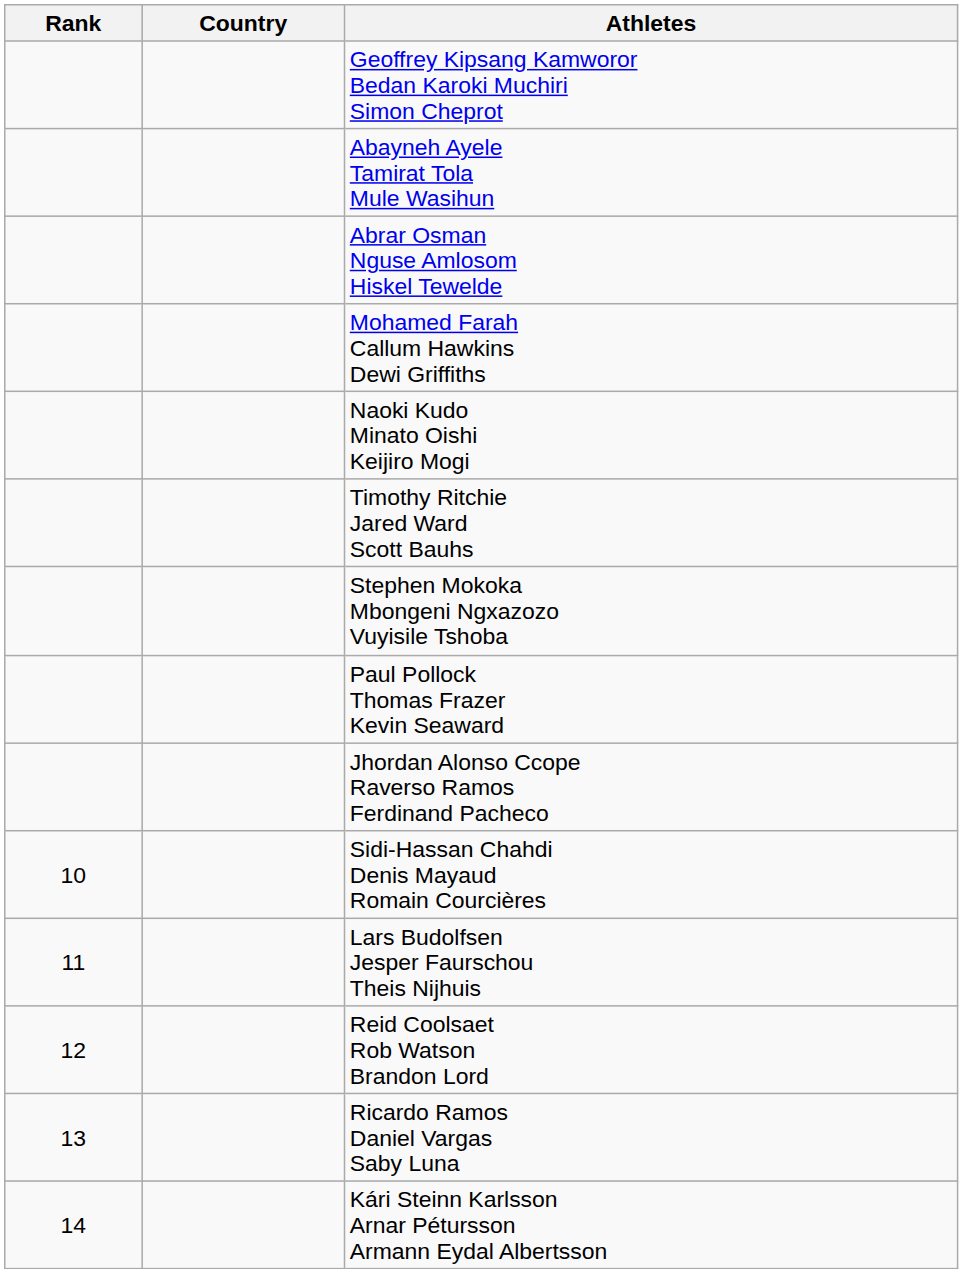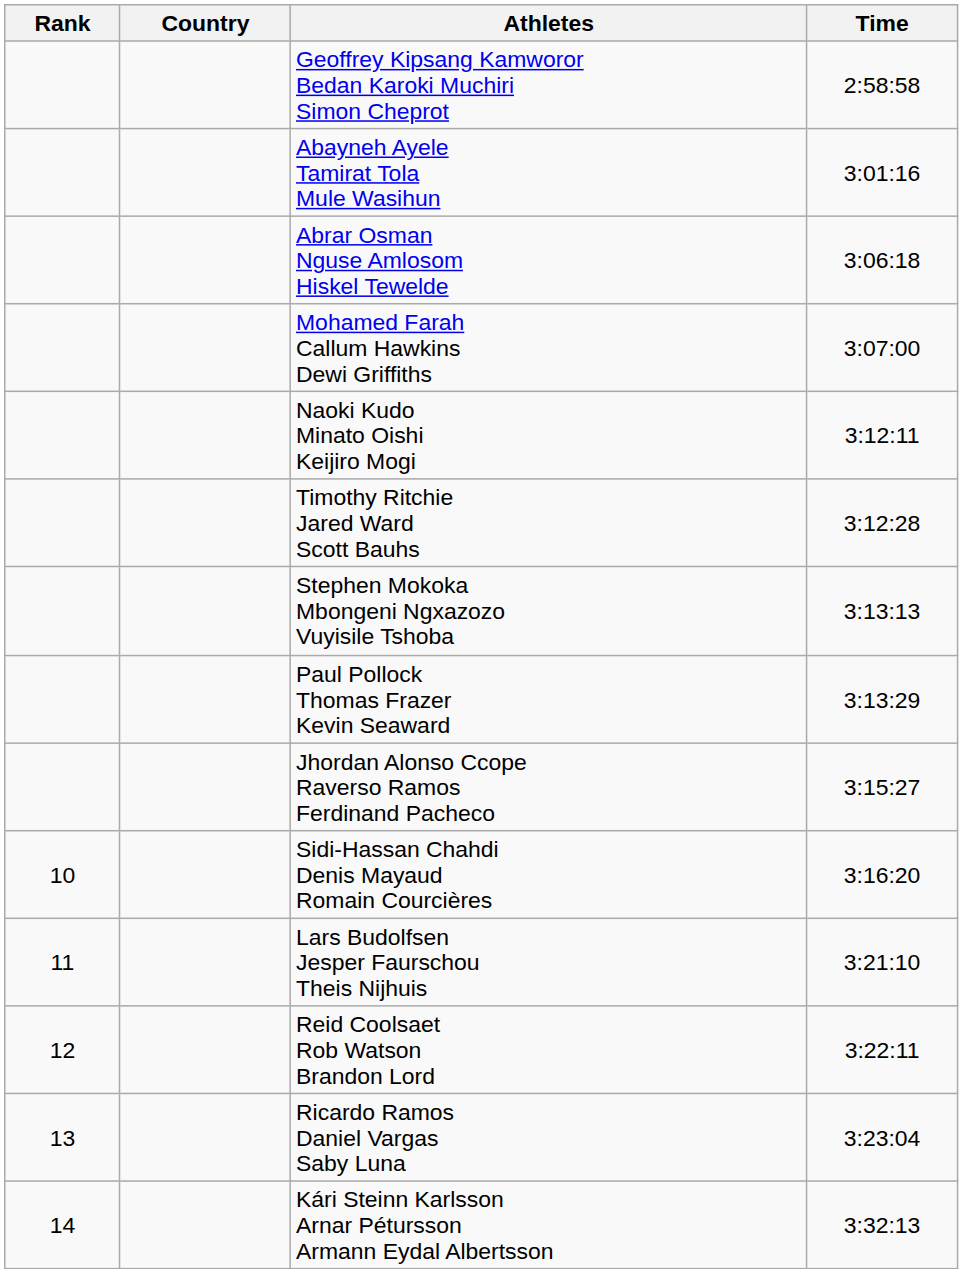+ column: (882, 23)
